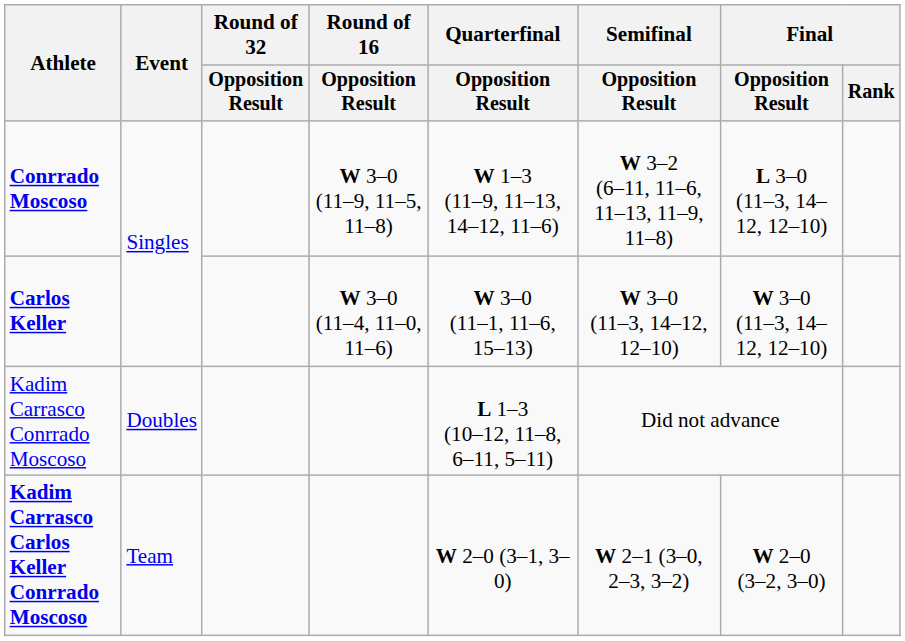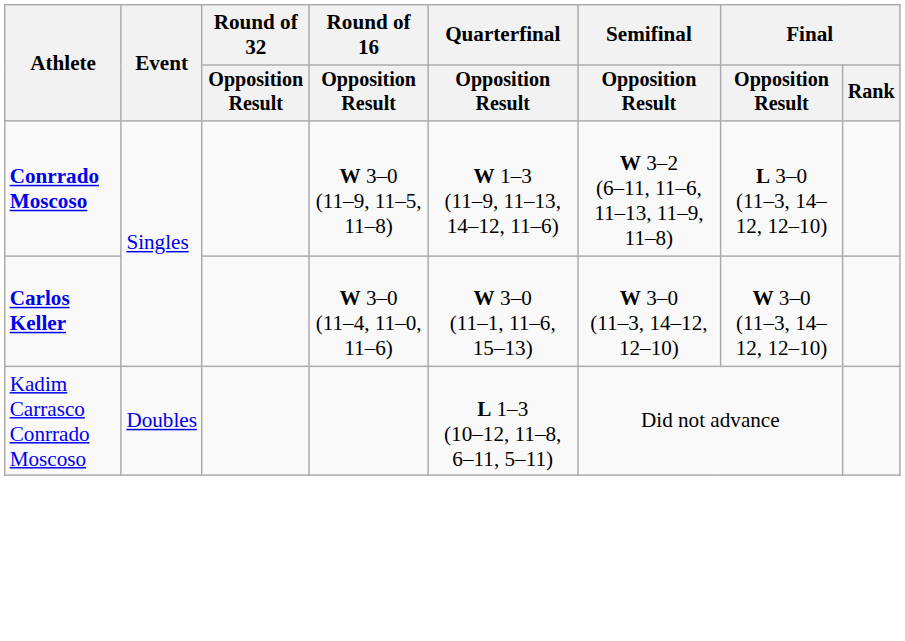- row: (54, 555)
